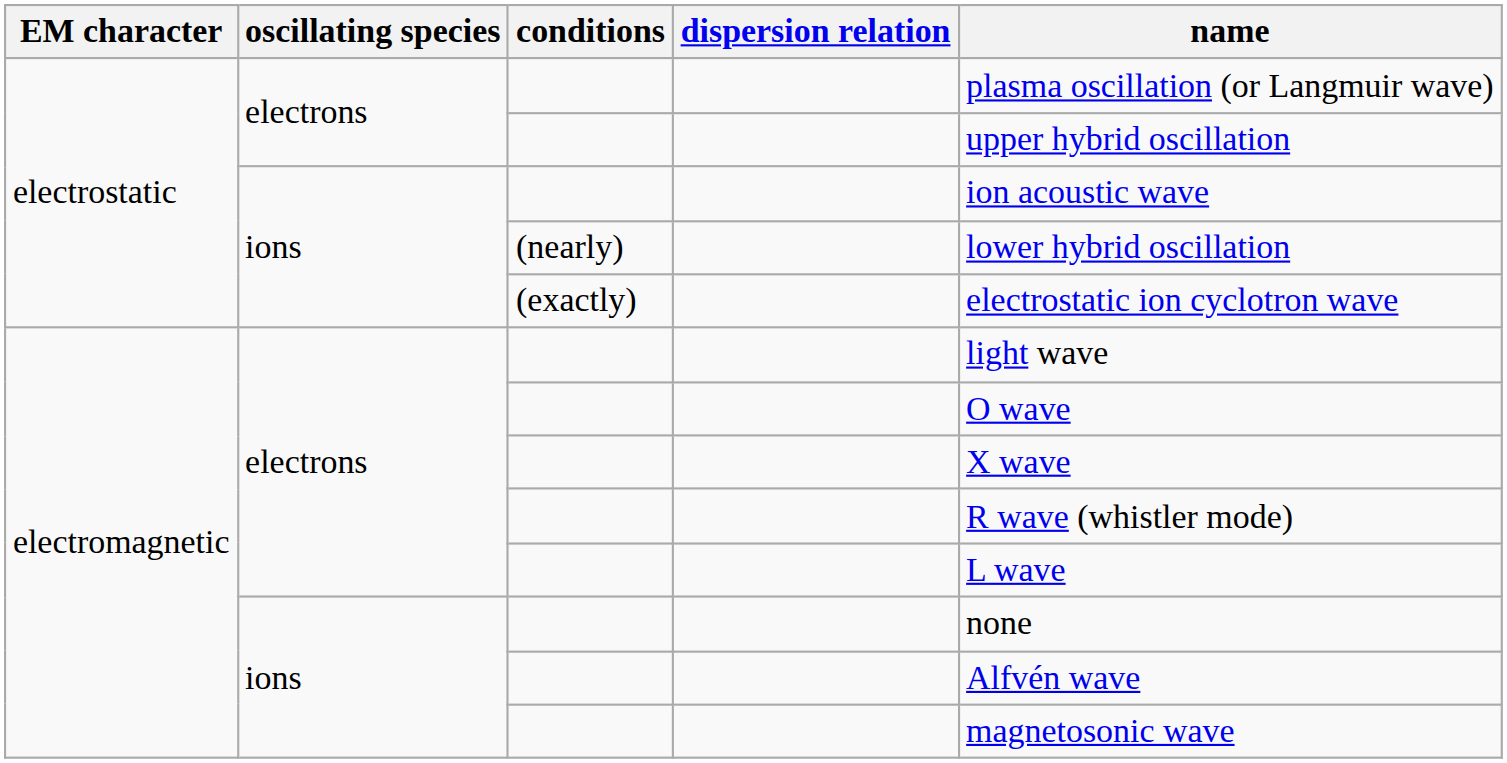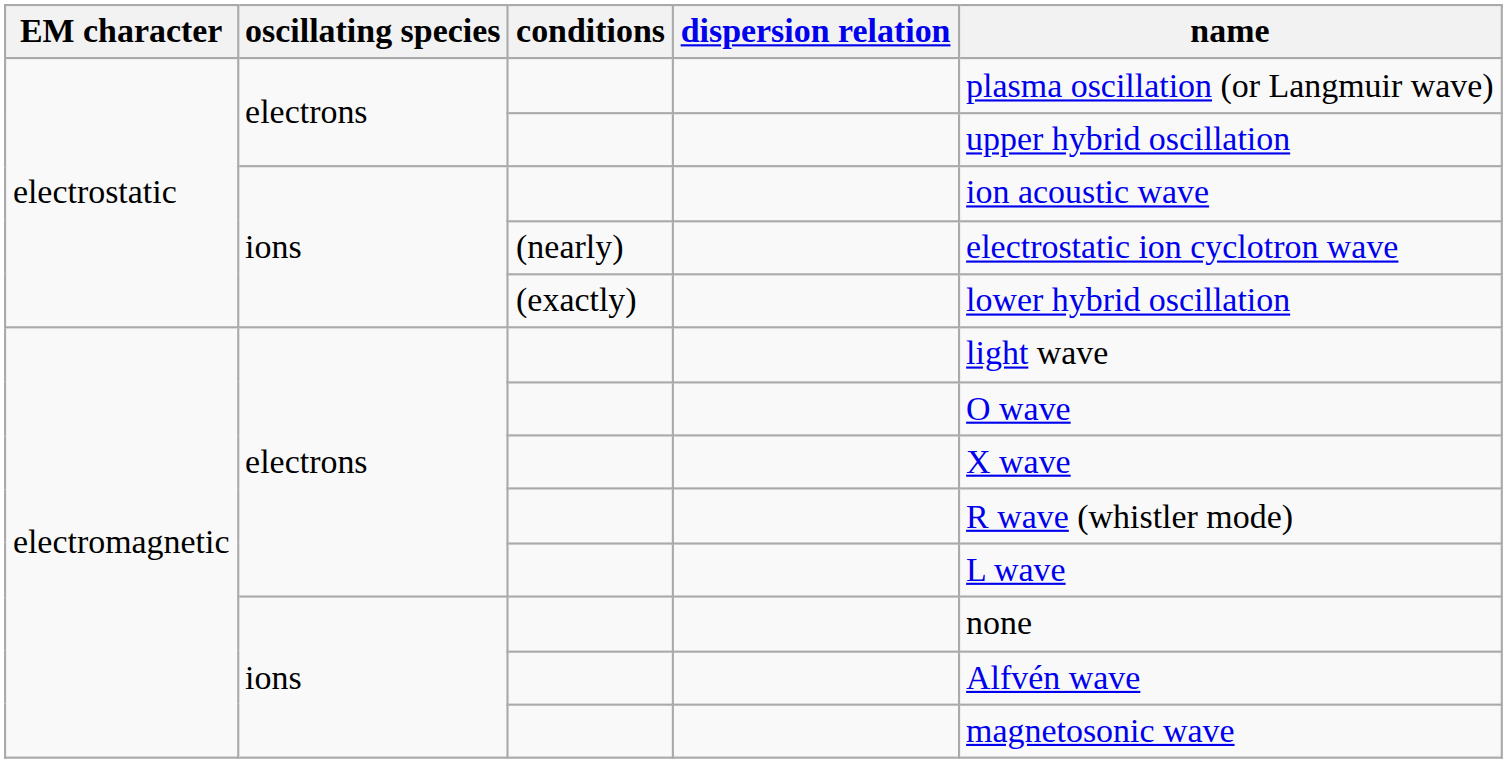(1128, 246) lower hybrid oscillation -> (1182, 246) electrostatic ion cyclotron wave
(1182, 300) electrostatic ion cyclotron wave -> (1128, 300) lower hybrid oscillation
